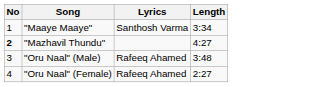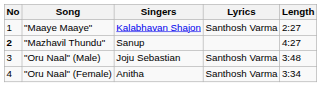+ column: (159, 12)
(202, 27) 3:34 -> (291, 27) 2:27
(151, 58) Rafeeq Ahamed -> (241, 58) Santhosh Varma
(151, 74) Rafeeq Ahamed -> (241, 74) Santhosh Varma
(202, 74) 2:27 -> (291, 74) 3:34
